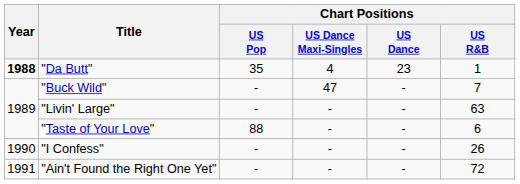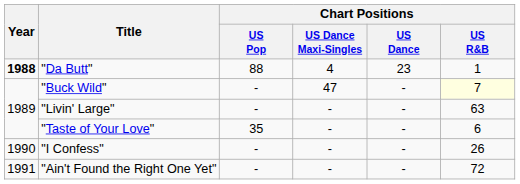(256, 68) 35 -> (256, 68) 88
(477, 88) no background -> (477, 88) lightyellow background
(256, 128) 88 -> (256, 128) 35
